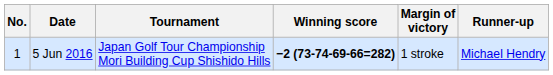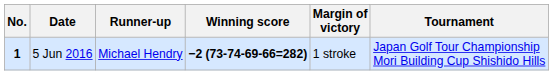columns swapped: (184, 21) <-> (503, 21)
(17, 54) normal -> (17, 54) bold
